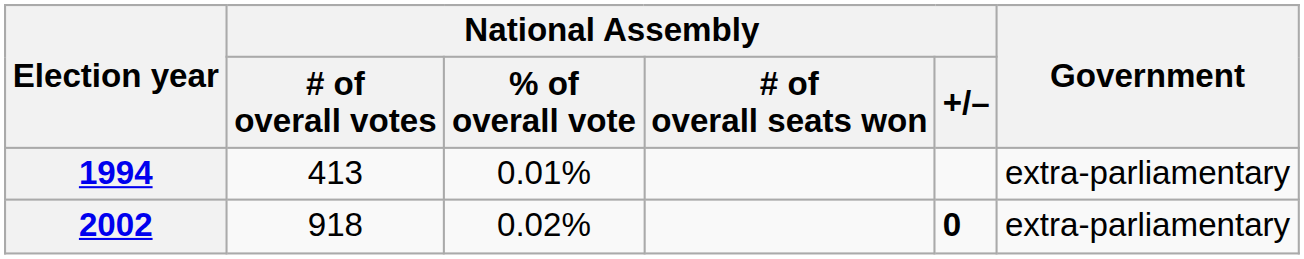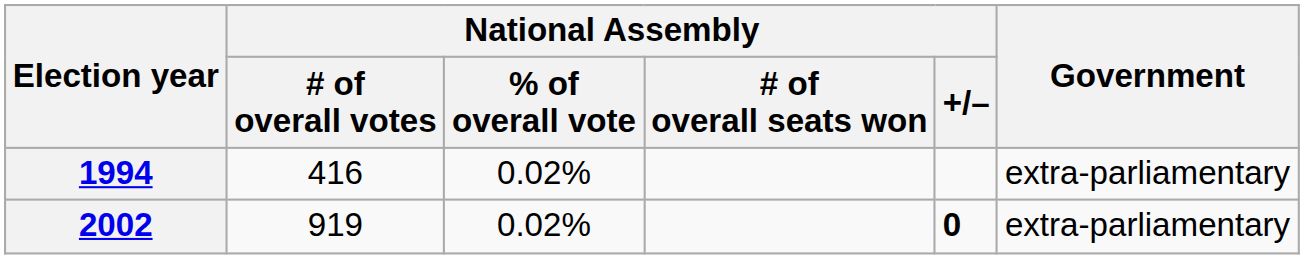(335, 173) 413 -> (335, 173) 416
(544, 173) 0.01% -> (544, 173) 0.02%
(335, 225) 918 -> (335, 225) 919
